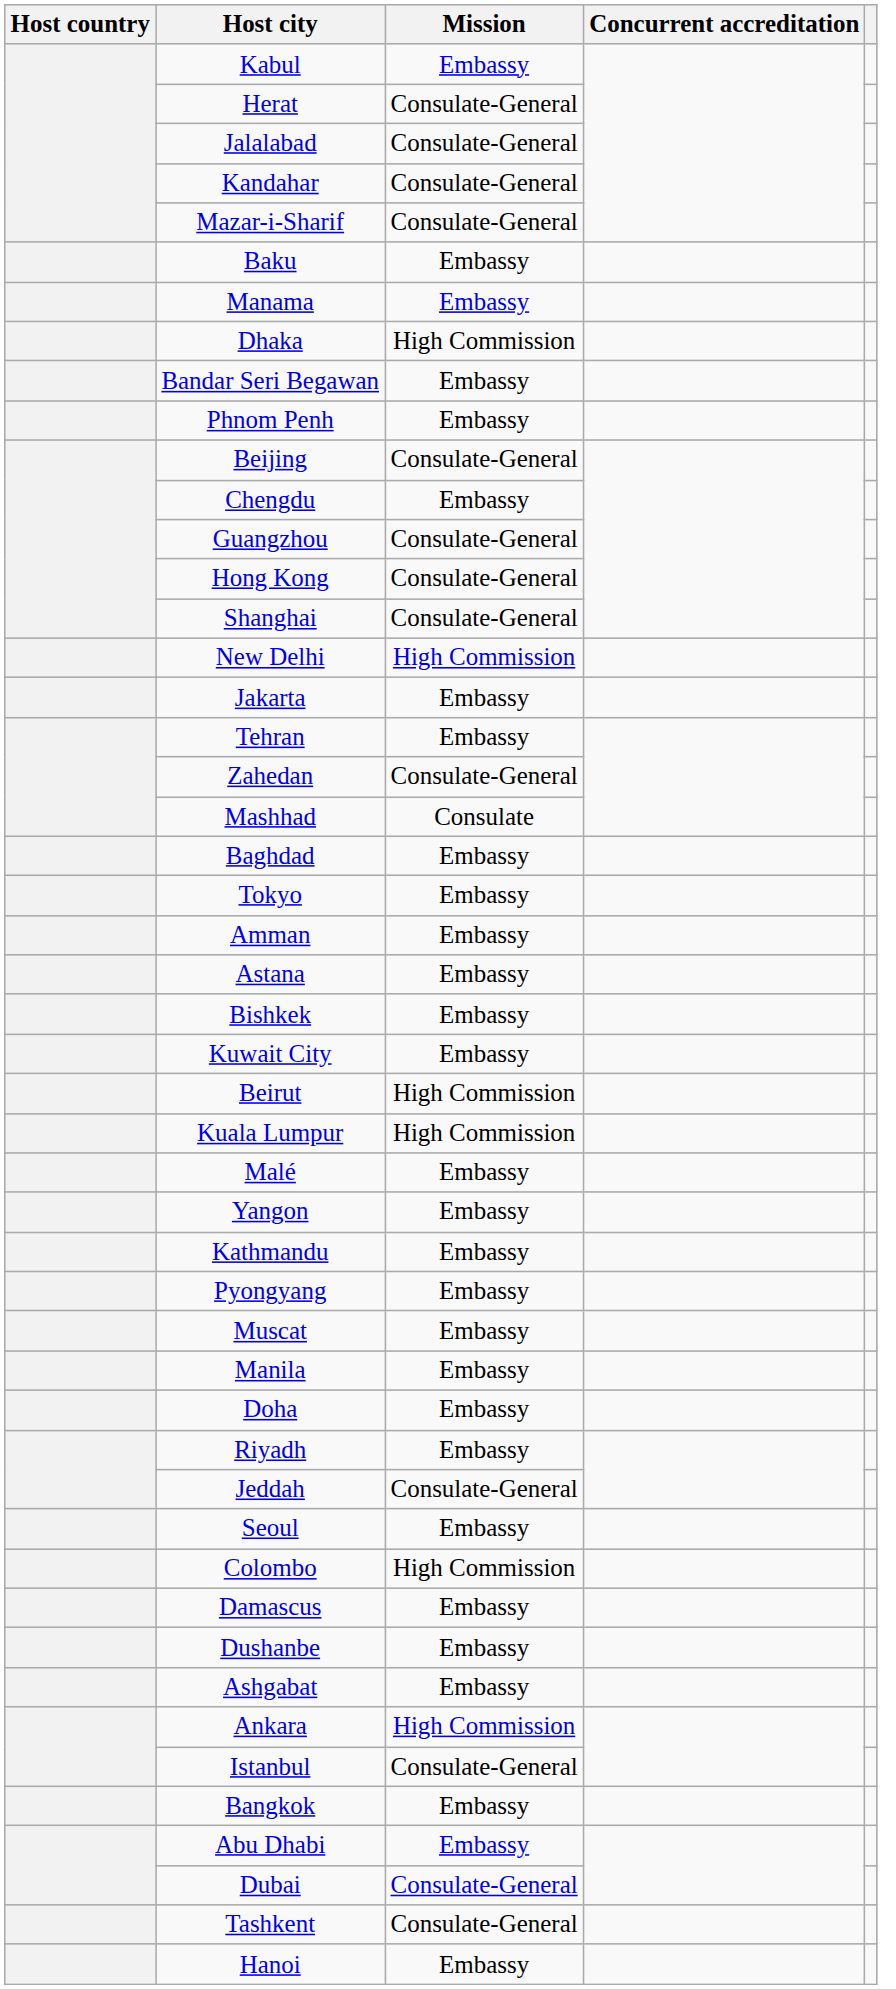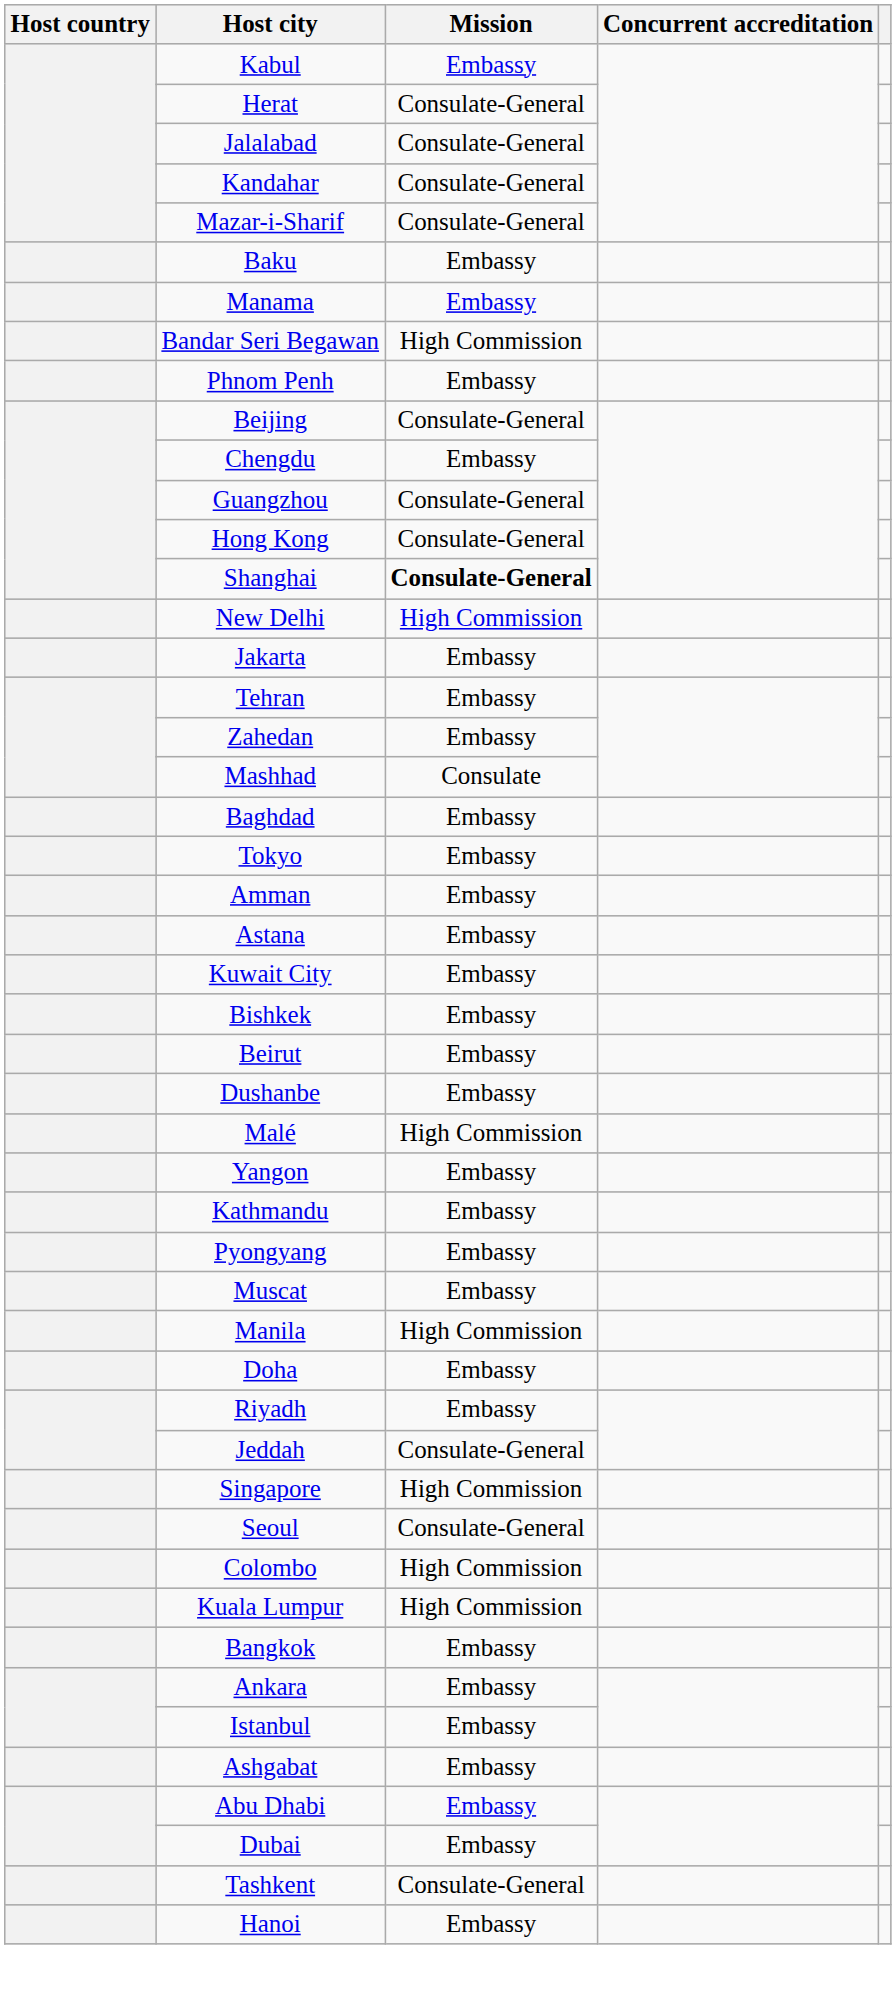- row: (270, 340)
(484, 380) Embassy -> (491, 340) High Commission
(484, 618) normal -> (491, 578) bold
(484, 776) Consulate-General -> (491, 736) Embassy
rows swapped: (270, 1053) <-> (270, 1013)
(484, 1093) High Commission -> (491, 1053) Embassy
rows swapped: (270, 1132) <-> (270, 1647)
(484, 1172) Embassy -> (491, 1132) High Commission
(484, 1370) Embassy -> (491, 1330) High Commission
+ row: (270, 1488)
(484, 1528) Embassy -> (491, 1528) Consulate-General
- row: (270, 1607)
rows swapped: (270, 1805) <-> (270, 1686)
(484, 1726) High Commission -> (491, 1686) Embassy
(484, 1766) Consulate-General -> (491, 1726) Embassy
(484, 1884) Consulate-General -> (491, 1845) Embassy
